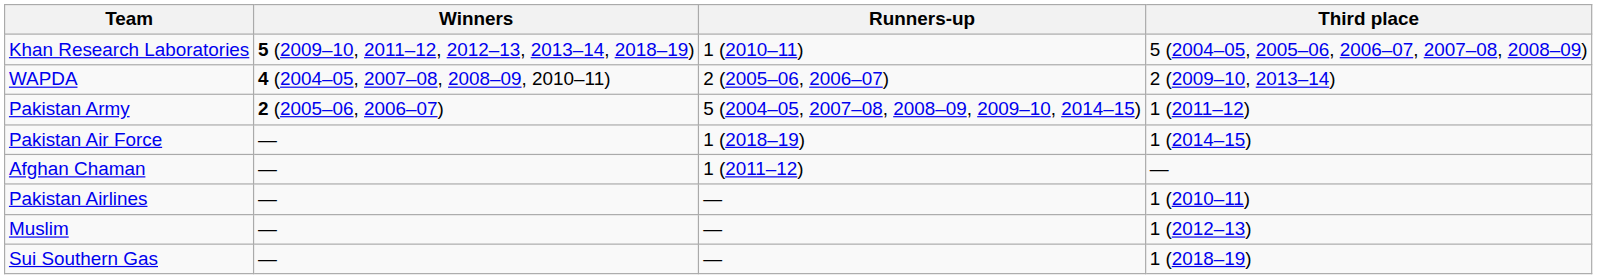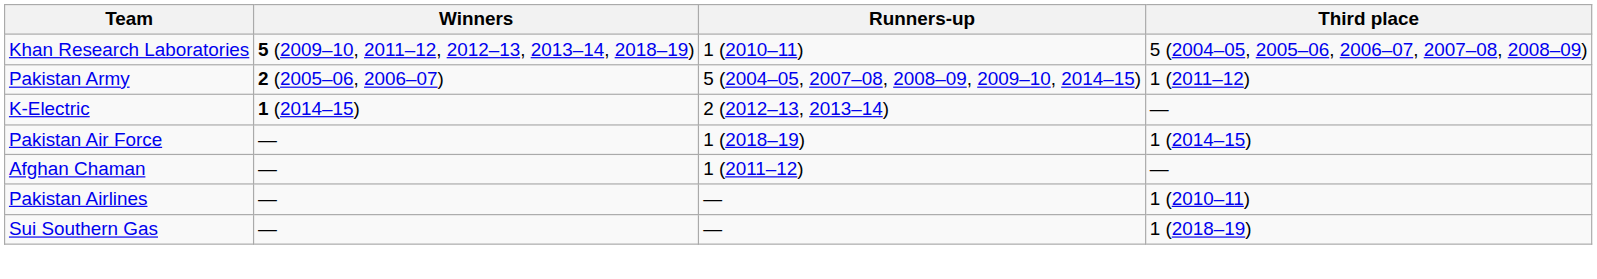- row: (43, 79)
+ row: (49, 109)
- row: (39, 229)
